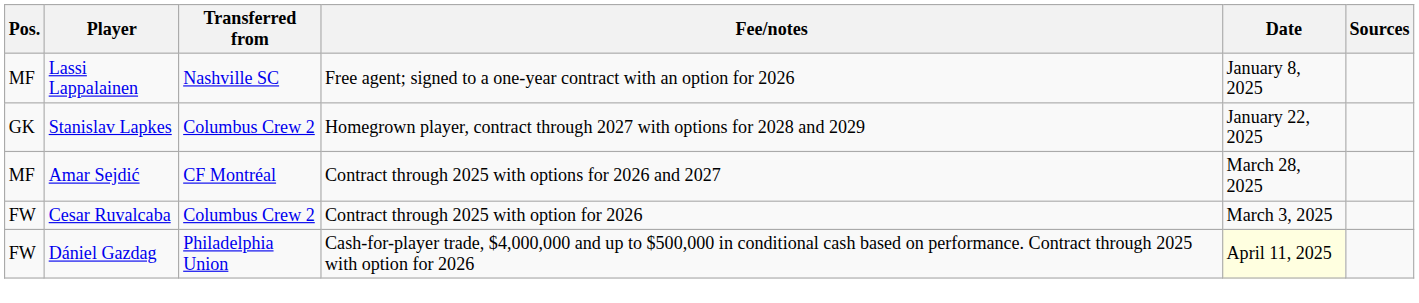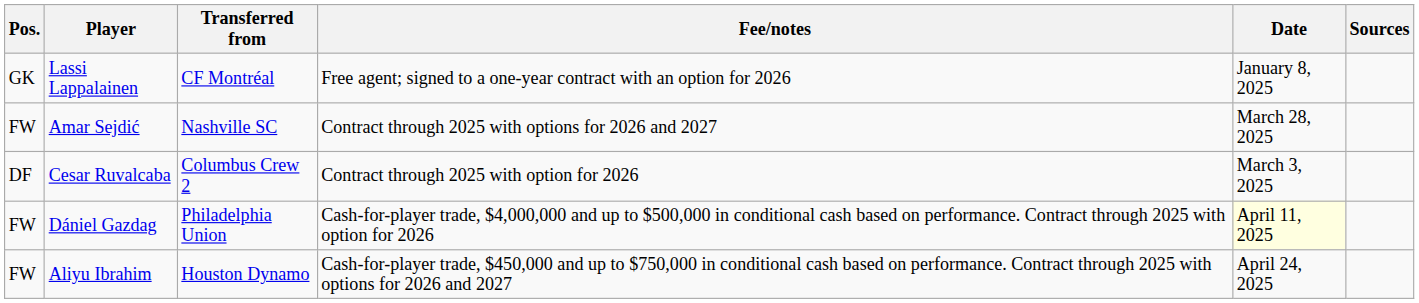(22, 78) MF -> (22, 78) GK
(231, 78) Nashville SC -> (228, 78) CF Montréal
- row: (110, 127)
(22, 176) MF -> (22, 127) FW
(230, 176) CF Montréal -> (229, 127) Nashville SC
(22, 214) FW -> (20, 176) DF
+ row: (100, 274)
